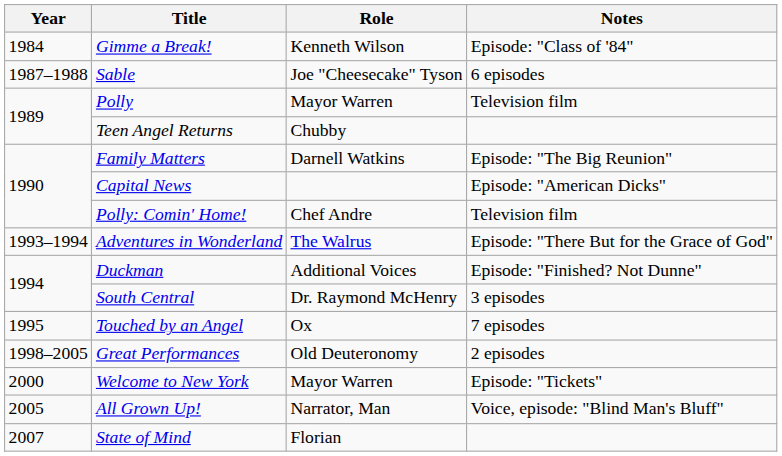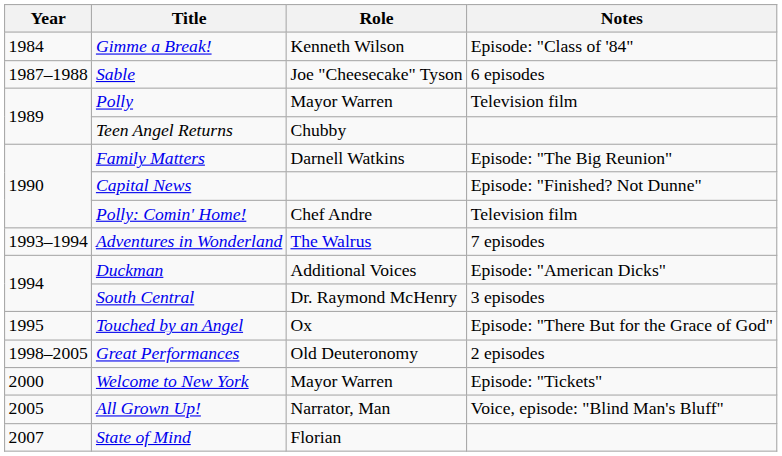(568, 185) Episode: "American Dicks" -> (586, 185) Episode: "Finished? Not Dunne"
(622, 241) Episode: "There But for the Grace of God" -> (508, 241) 7 episodes
(586, 269) Episode: "Finished? Not Dunne" -> (568, 269) Episode: "American Dicks"
(508, 325) 7 episodes -> (622, 325) Episode: "There But for the Grace of God"
